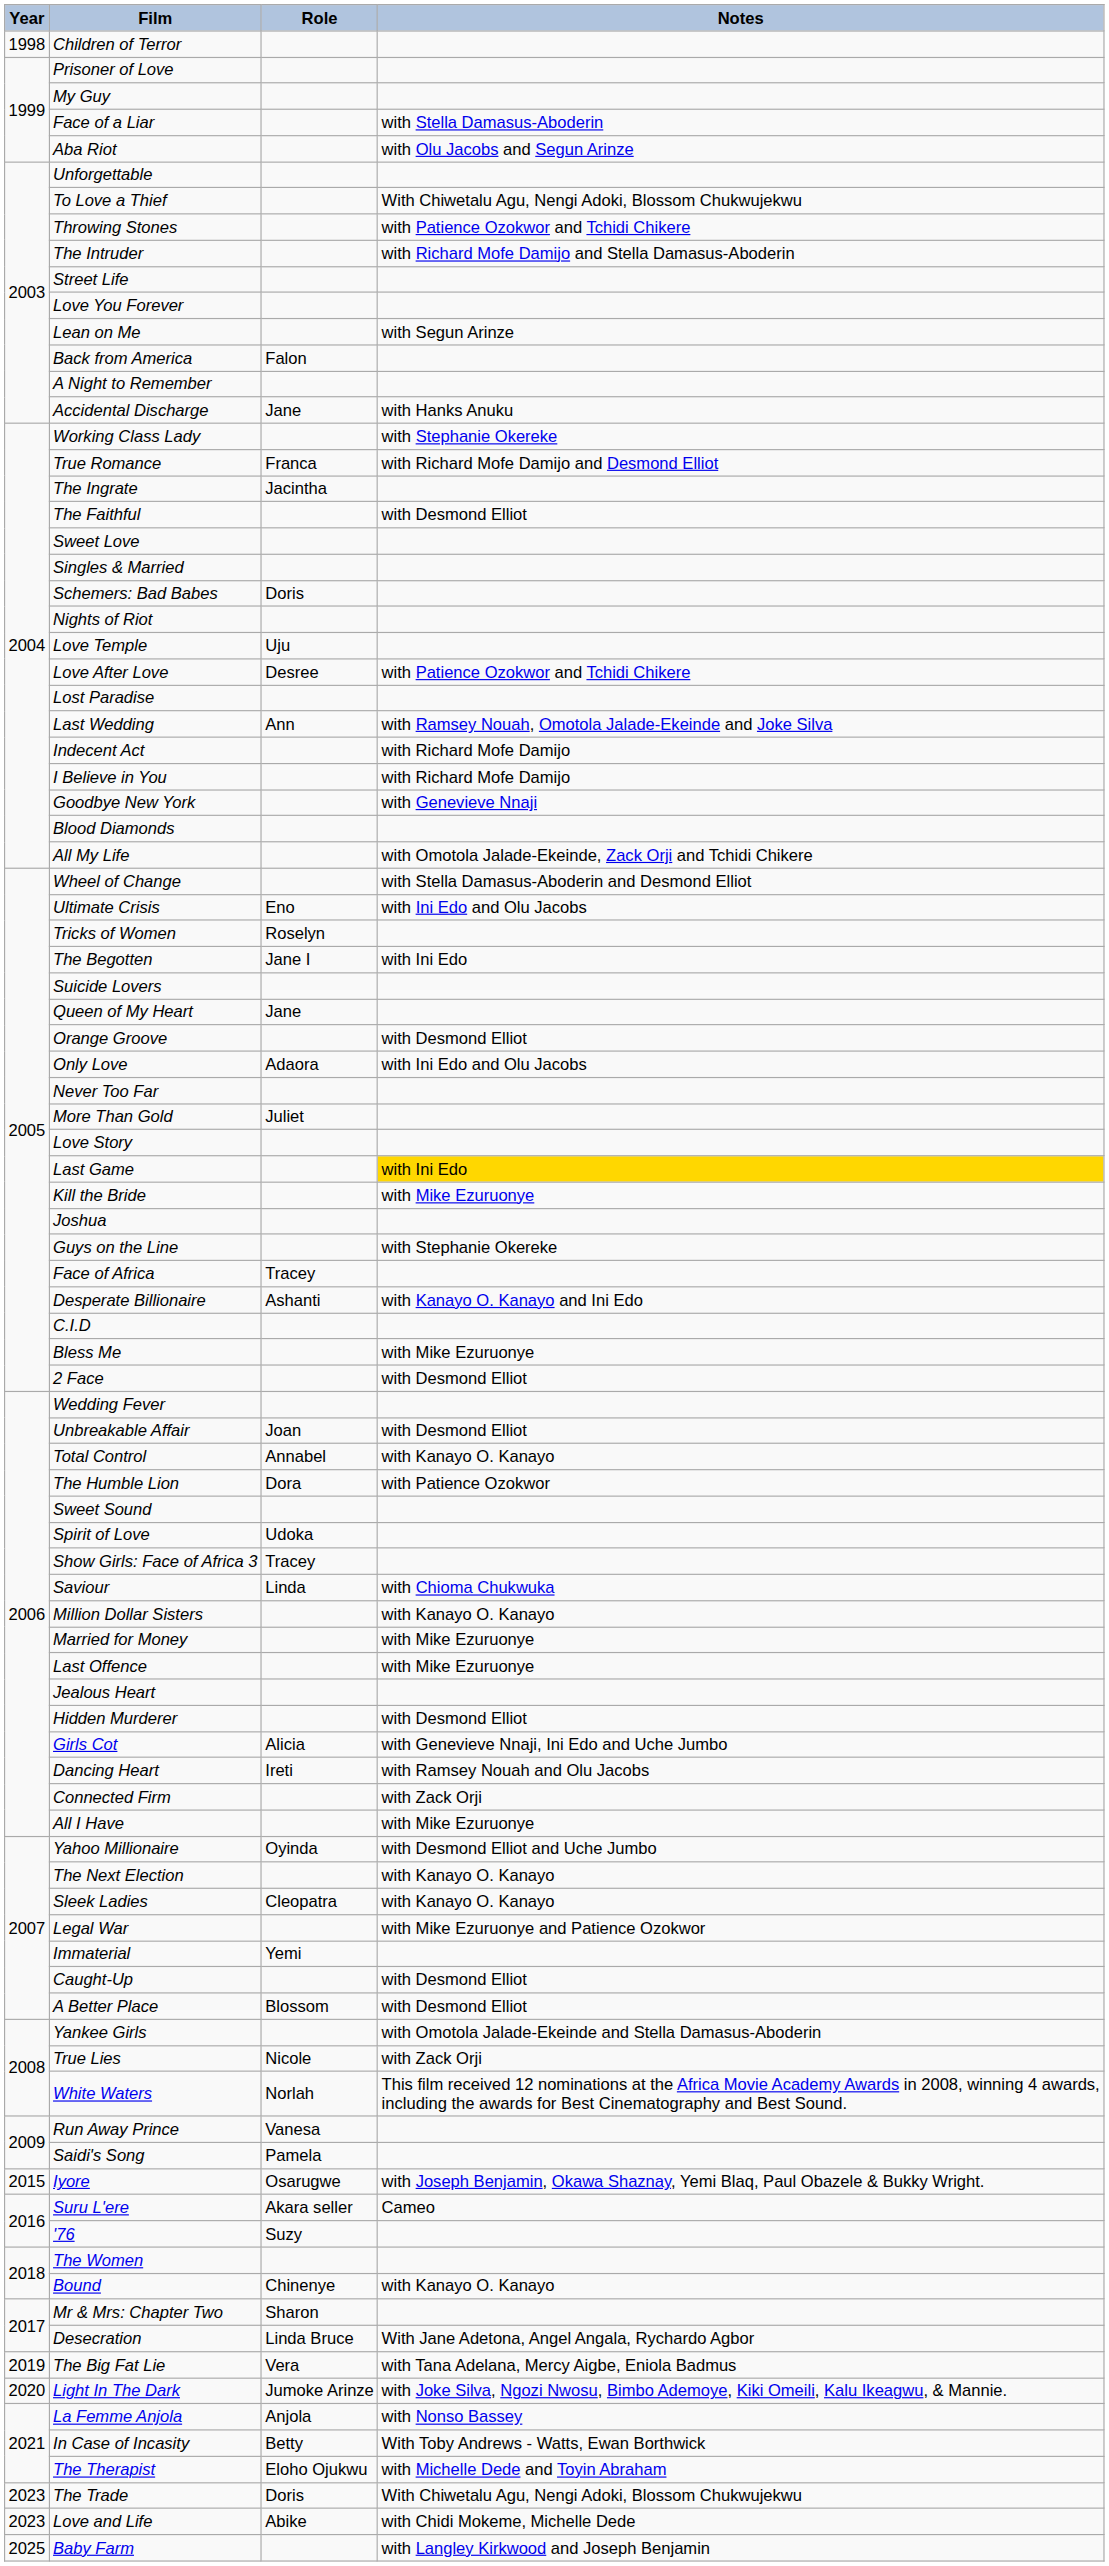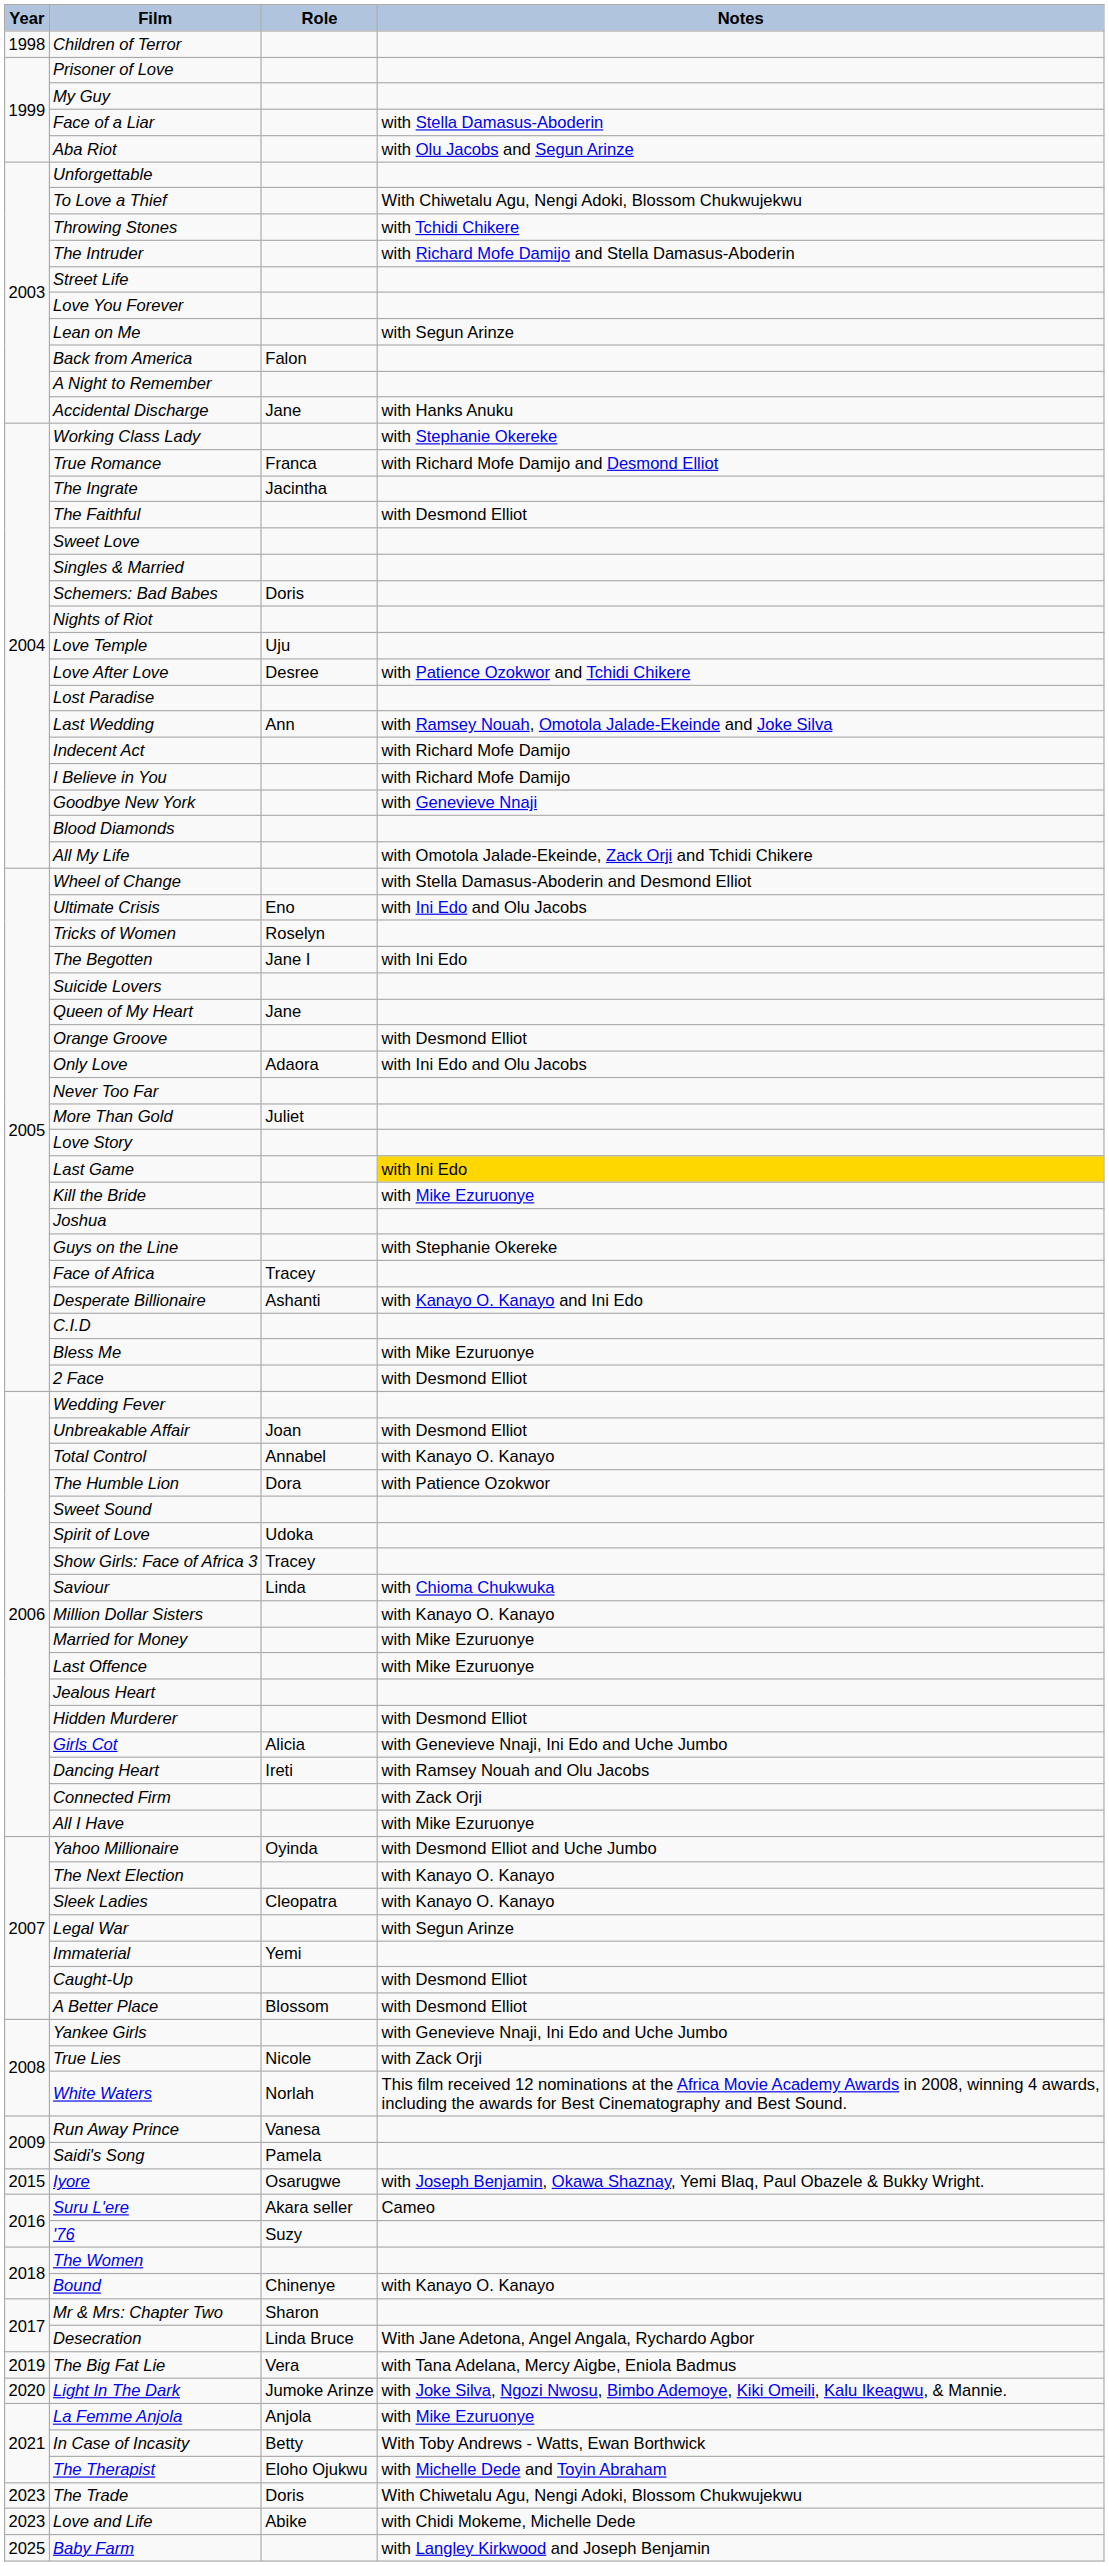(536, 227) with Patience Ozokwor and Tchidi Chikere -> (450, 227) with Tchidi Chikere
(543, 1928) with Mike Ezuruonye and Patience Ozokwor -> (448, 1928) with Segun Arinze
(601, 2033) with Omotola Jalade-Ekeinde and Stella Damasus-Aboderin -> (555, 2033) with Genevieve Nnaji, Ini Edo and Uche Jumbo
(452, 2417) with Nonso Bassey -> (458, 2417) with Mike Ezuruonye
